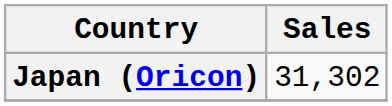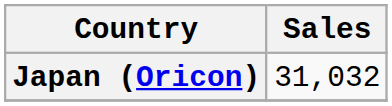(327, 77) 31,302 -> (327, 77) 31,032
